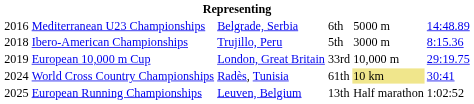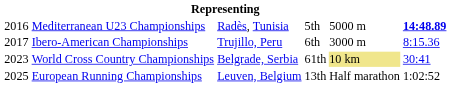(258, 25) Belgrade, Serbia -> (253, 25) Radès, Tunisia
(336, 25) 6th -> (312, 25) 5th
(448, 25) normal -> (425, 25) bold
(16, 42) 2018 -> (16, 42) 2017
(336, 42) 5th -> (312, 42) 6th
- row: (91, 59)
(16, 76) 2024 -> (16, 59) 2023
(253, 76) Radès, Tunisia -> (258, 59) Belgrade, Serbia
